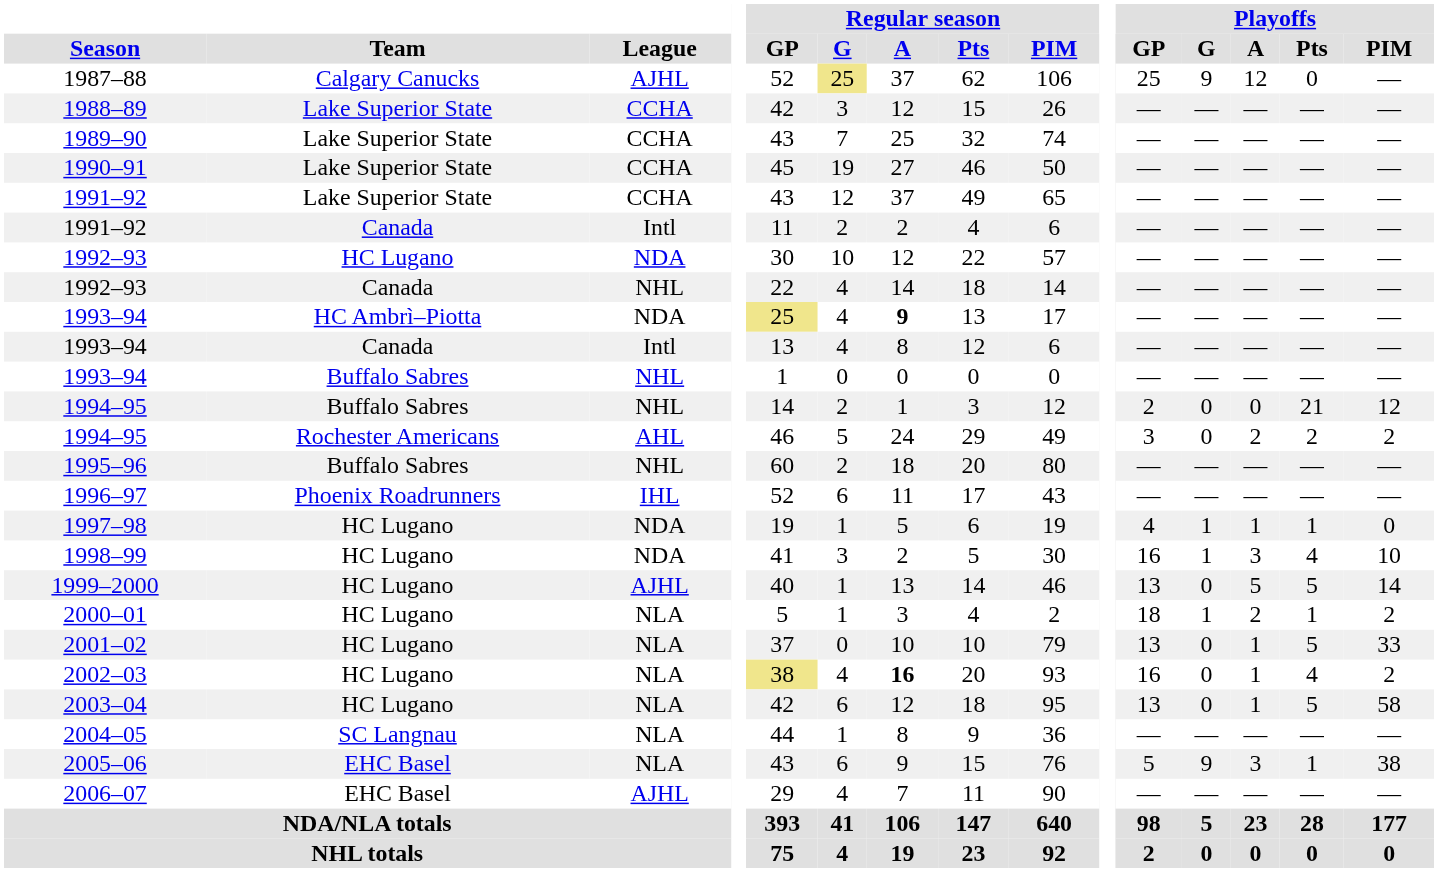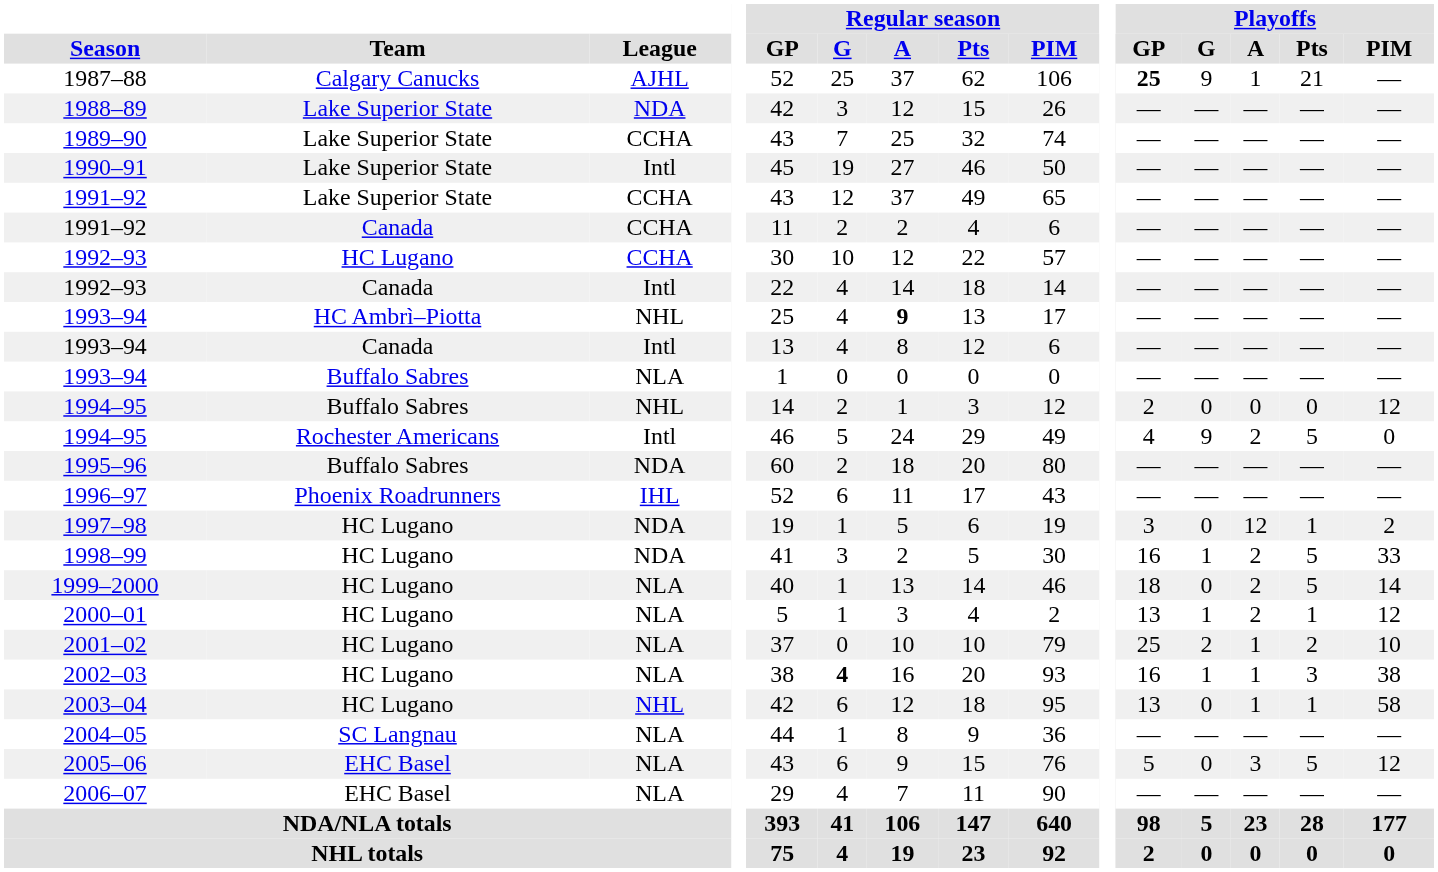(842, 78) khaki background -> (842, 78) no background
(1149, 78) normal -> (1149, 78) bold
(1256, 78) 12 -> (1256, 78) 1
(1312, 78) 0 -> (1312, 78) 21
(660, 108) CCHA -> (660, 108) NDA
(660, 167) CCHA -> (660, 167) Intl
(660, 227) Intl -> (660, 227) CCHA
(660, 257) NDA -> (660, 257) CCHA
(660, 286) NHL -> (660, 286) Intl
(660, 316) NDA -> (660, 316) NHL
(782, 316) khaki background -> (782, 316) no background
(660, 376) NHL -> (660, 376) NLA
(1312, 406) 21 -> (1312, 406) 0
(660, 435) AHL -> (660, 435) Intl
(1149, 435) 3 -> (1149, 435) 4
(1206, 435) 0 -> (1206, 435) 9
(1312, 435) 2 -> (1312, 435) 5
(1389, 435) 2 -> (1389, 435) 0
(660, 465) NHL -> (660, 465) NDA
(1149, 525) 4 -> (1149, 525) 3
(1206, 525) 1 -> (1206, 525) 0
(1256, 525) 1 -> (1256, 525) 12
(1389, 525) 0 -> (1389, 525) 2
(1256, 555) 3 -> (1256, 555) 2
(1312, 555) 4 -> (1312, 555) 5
(1389, 555) 10 -> (1389, 555) 33
(660, 584) AJHL -> (660, 584) NLA
(1149, 584) 13 -> (1149, 584) 18
(1256, 584) 5 -> (1256, 584) 2
(1149, 614) 18 -> (1149, 614) 13
(1389, 614) 2 -> (1389, 614) 12
(1149, 644) 13 -> (1149, 644) 25
(1206, 644) 0 -> (1206, 644) 2
(1312, 644) 5 -> (1312, 644) 2
(1389, 644) 33 -> (1389, 644) 10
(782, 674) khaki background -> (782, 674) no background
(842, 674) normal -> (842, 674) bold
(902, 674) bold -> (902, 674) normal
(1206, 674) 0 -> (1206, 674) 1
(1312, 674) 4 -> (1312, 674) 3
(1389, 674) 2 -> (1389, 674) 38
(660, 704) NLA -> (660, 704) NHL
(1312, 704) 5 -> (1312, 704) 1
(1206, 763) 9 -> (1206, 763) 0
(1312, 763) 1 -> (1312, 763) 5
(1389, 763) 38 -> (1389, 763) 12
(660, 793) AJHL -> (660, 793) NLA
